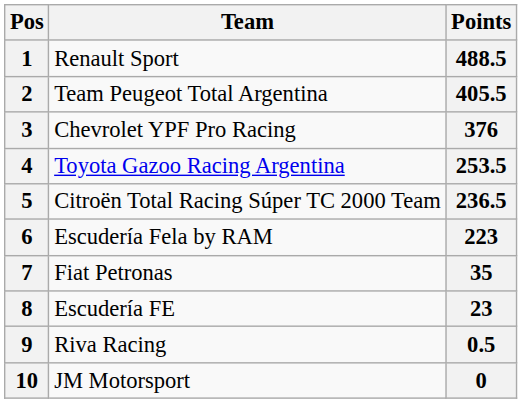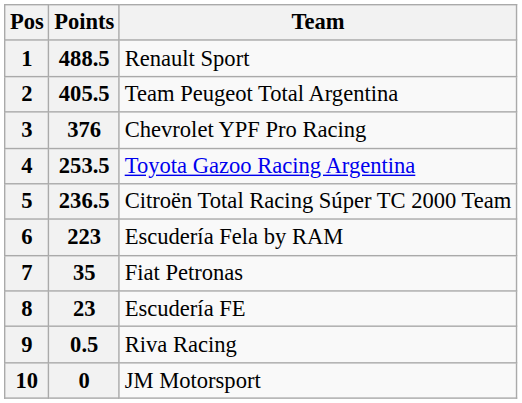columns swapped: (247, 22) <-> (481, 22)
